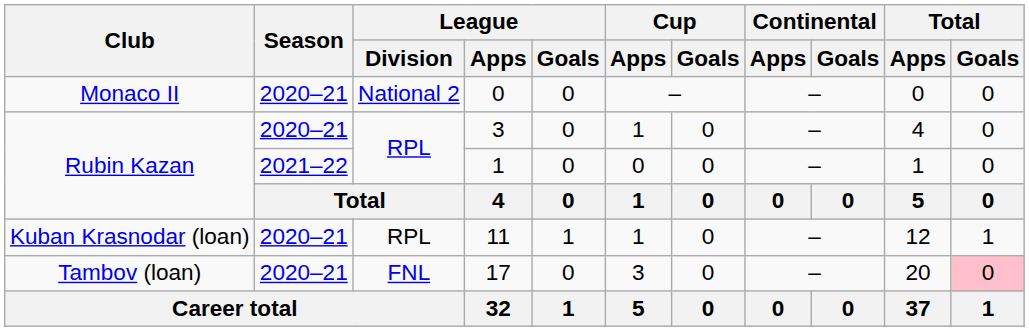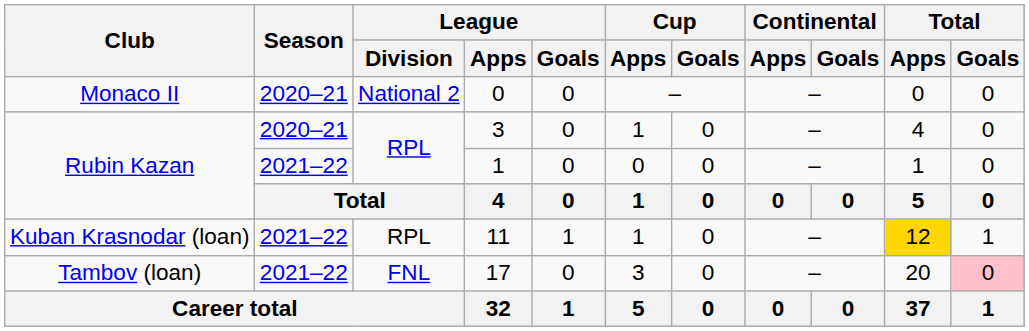(304, 237) 2020–21 -> (304, 237) 2021–22
(918, 237) no background -> (918, 237) gold background
(304, 272) 2020–21 -> (304, 272) 2021–22
